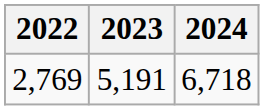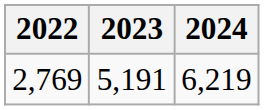(216, 78) 6,718 -> (216, 78) 6,219
